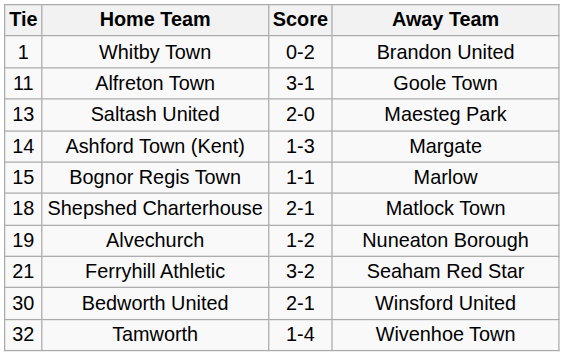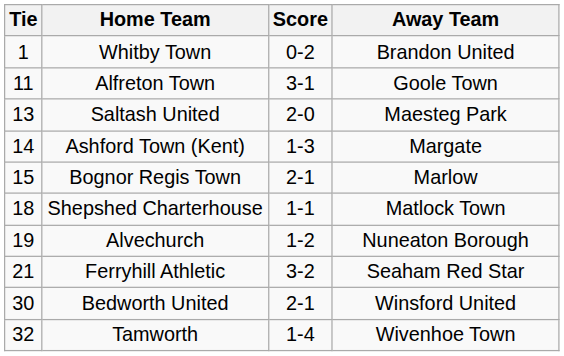(300, 177) 1-1 -> (300, 177) 2-1
(300, 209) 2-1 -> (300, 209) 1-1
